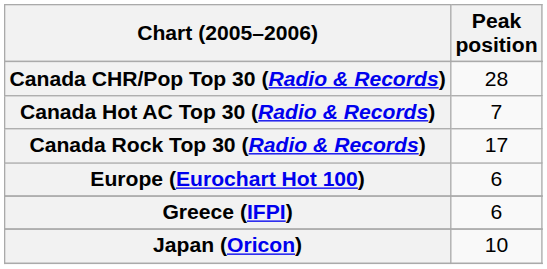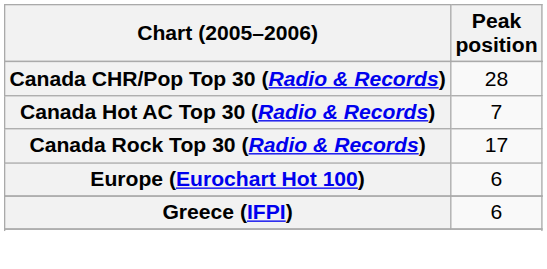- row: (228, 245)
